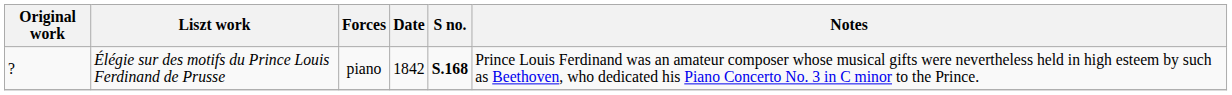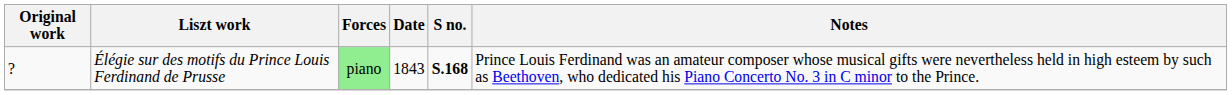(364, 68) no background -> (364, 68) lightgreen background
(409, 68) 1842 -> (409, 68) 1843
